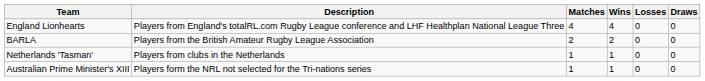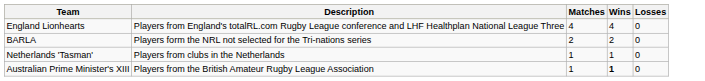- column: (684, 12)
(254, 41) Players from the British Amateur Rugby League Association -> (253, 41) Players form the NRL not selected for the Tri-nations series
(253, 69) Players form the NRL not selected for the Tri-nations series -> (254, 69) Players from the British Amateur Rugby League Association
(612, 69) normal -> (612, 69) bold
